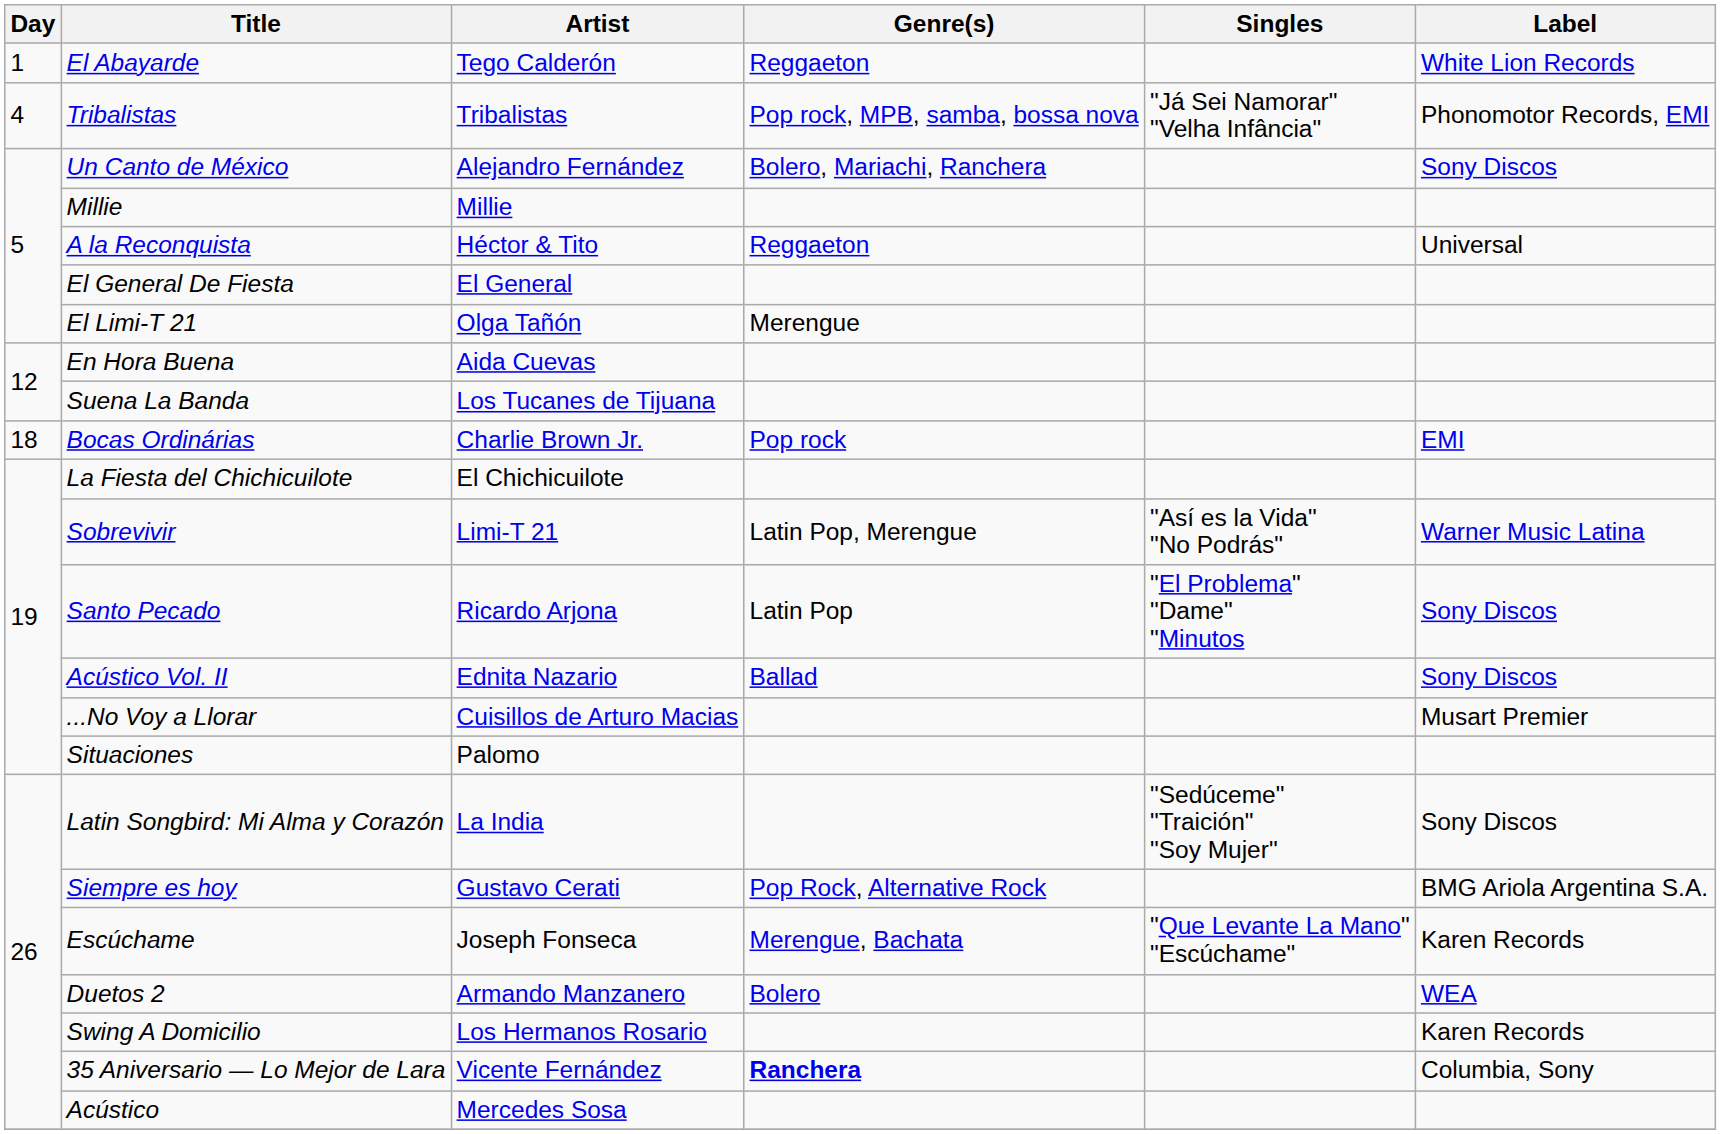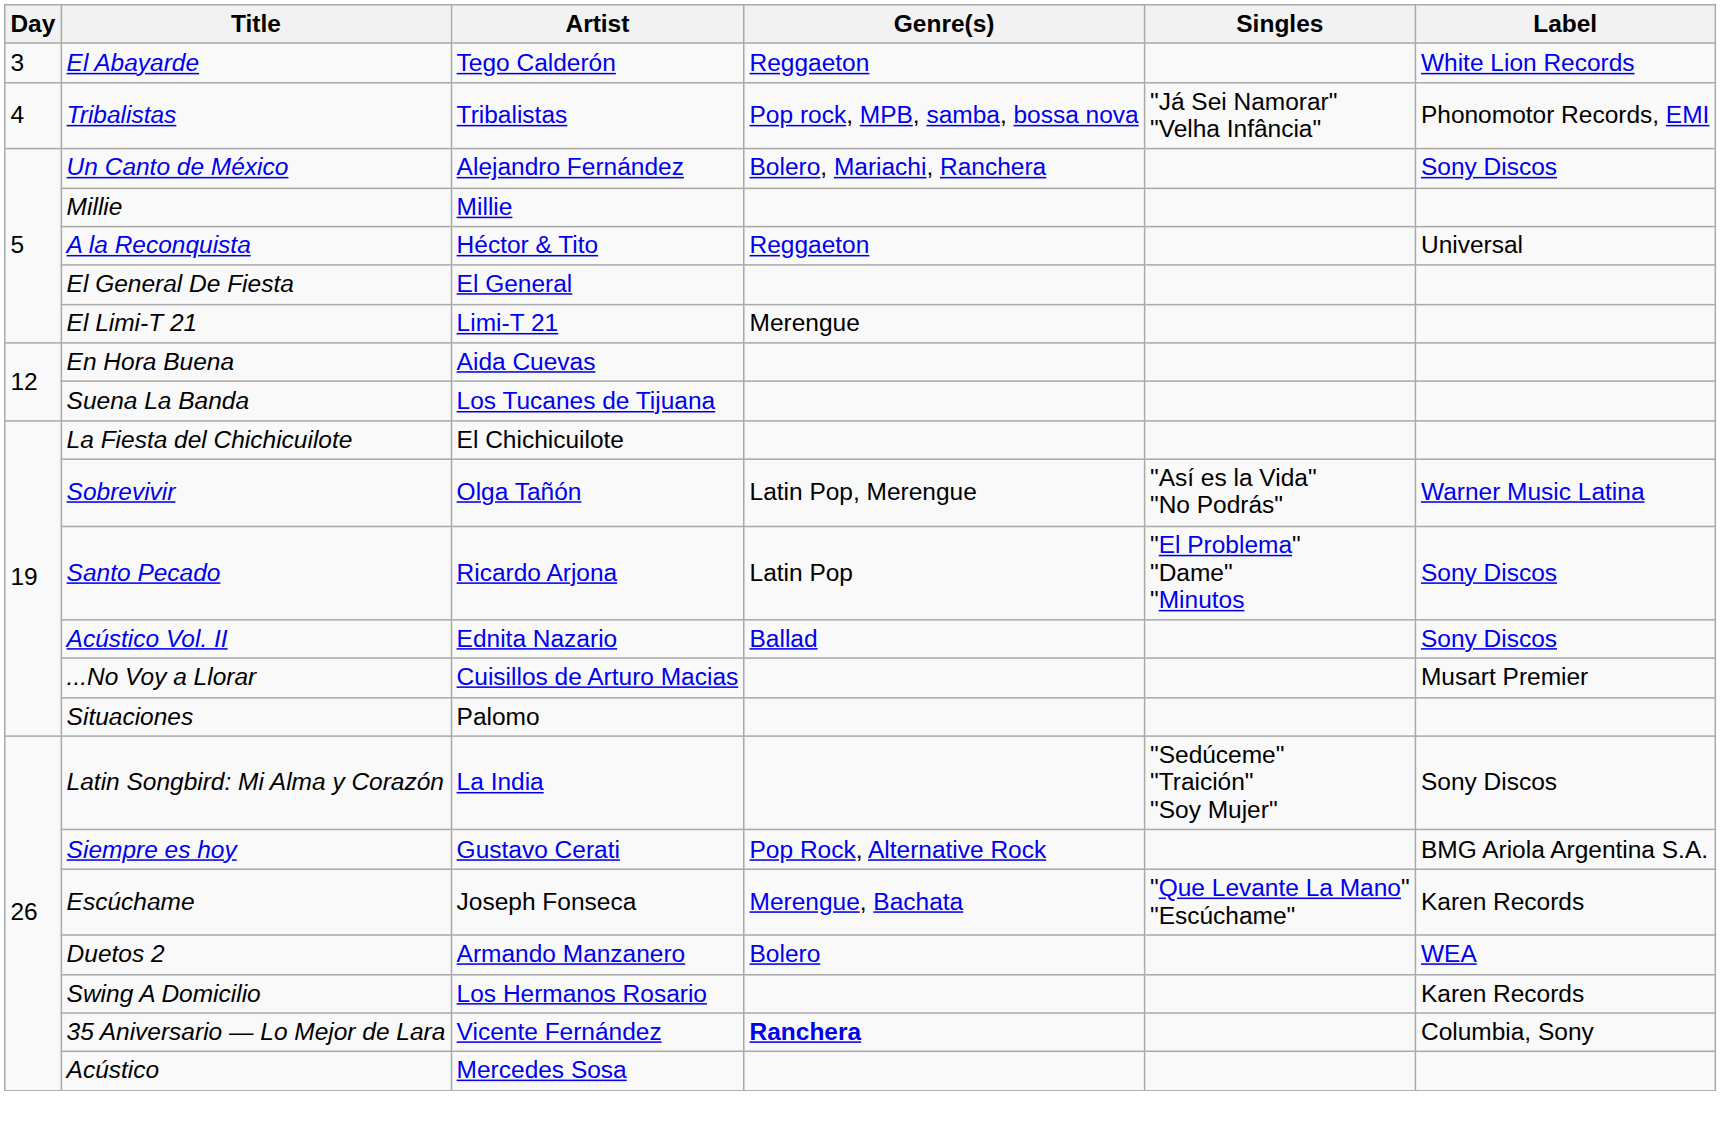(17, 62) 1 -> (17, 62) 3
(519, 323) Olga Tañón -> (507, 323) Limi-T 21
- row: (160, 439)
(507, 531) Limi-T 21 -> (519, 492) Olga Tañón
